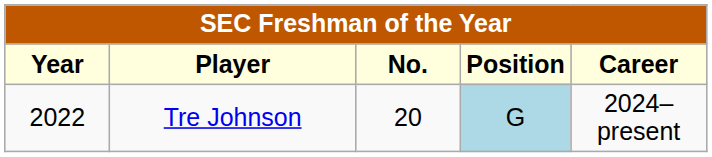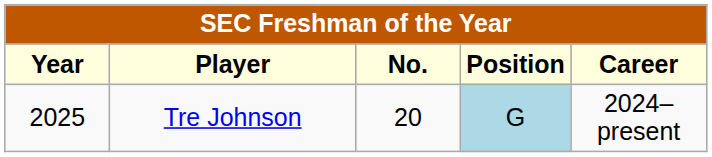(57, 117) 2022 -> (57, 117) 2025
